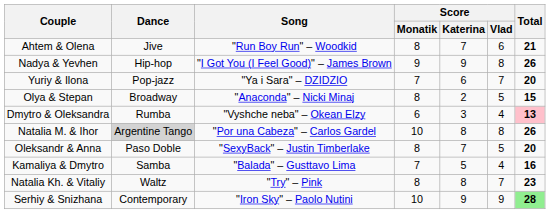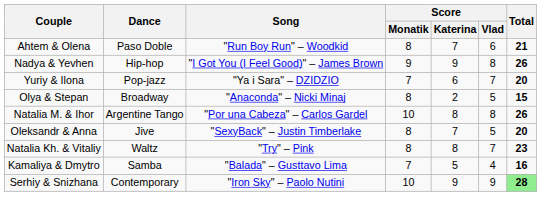(153, 47) Jive -> (145, 47) Paso Doble
- row: (58, 115)
(153, 132) lightgrey background -> (145, 115) no background
(153, 149) Paso Doble -> (145, 132) Jive
rows swapped: (58, 183) <-> (58, 166)
